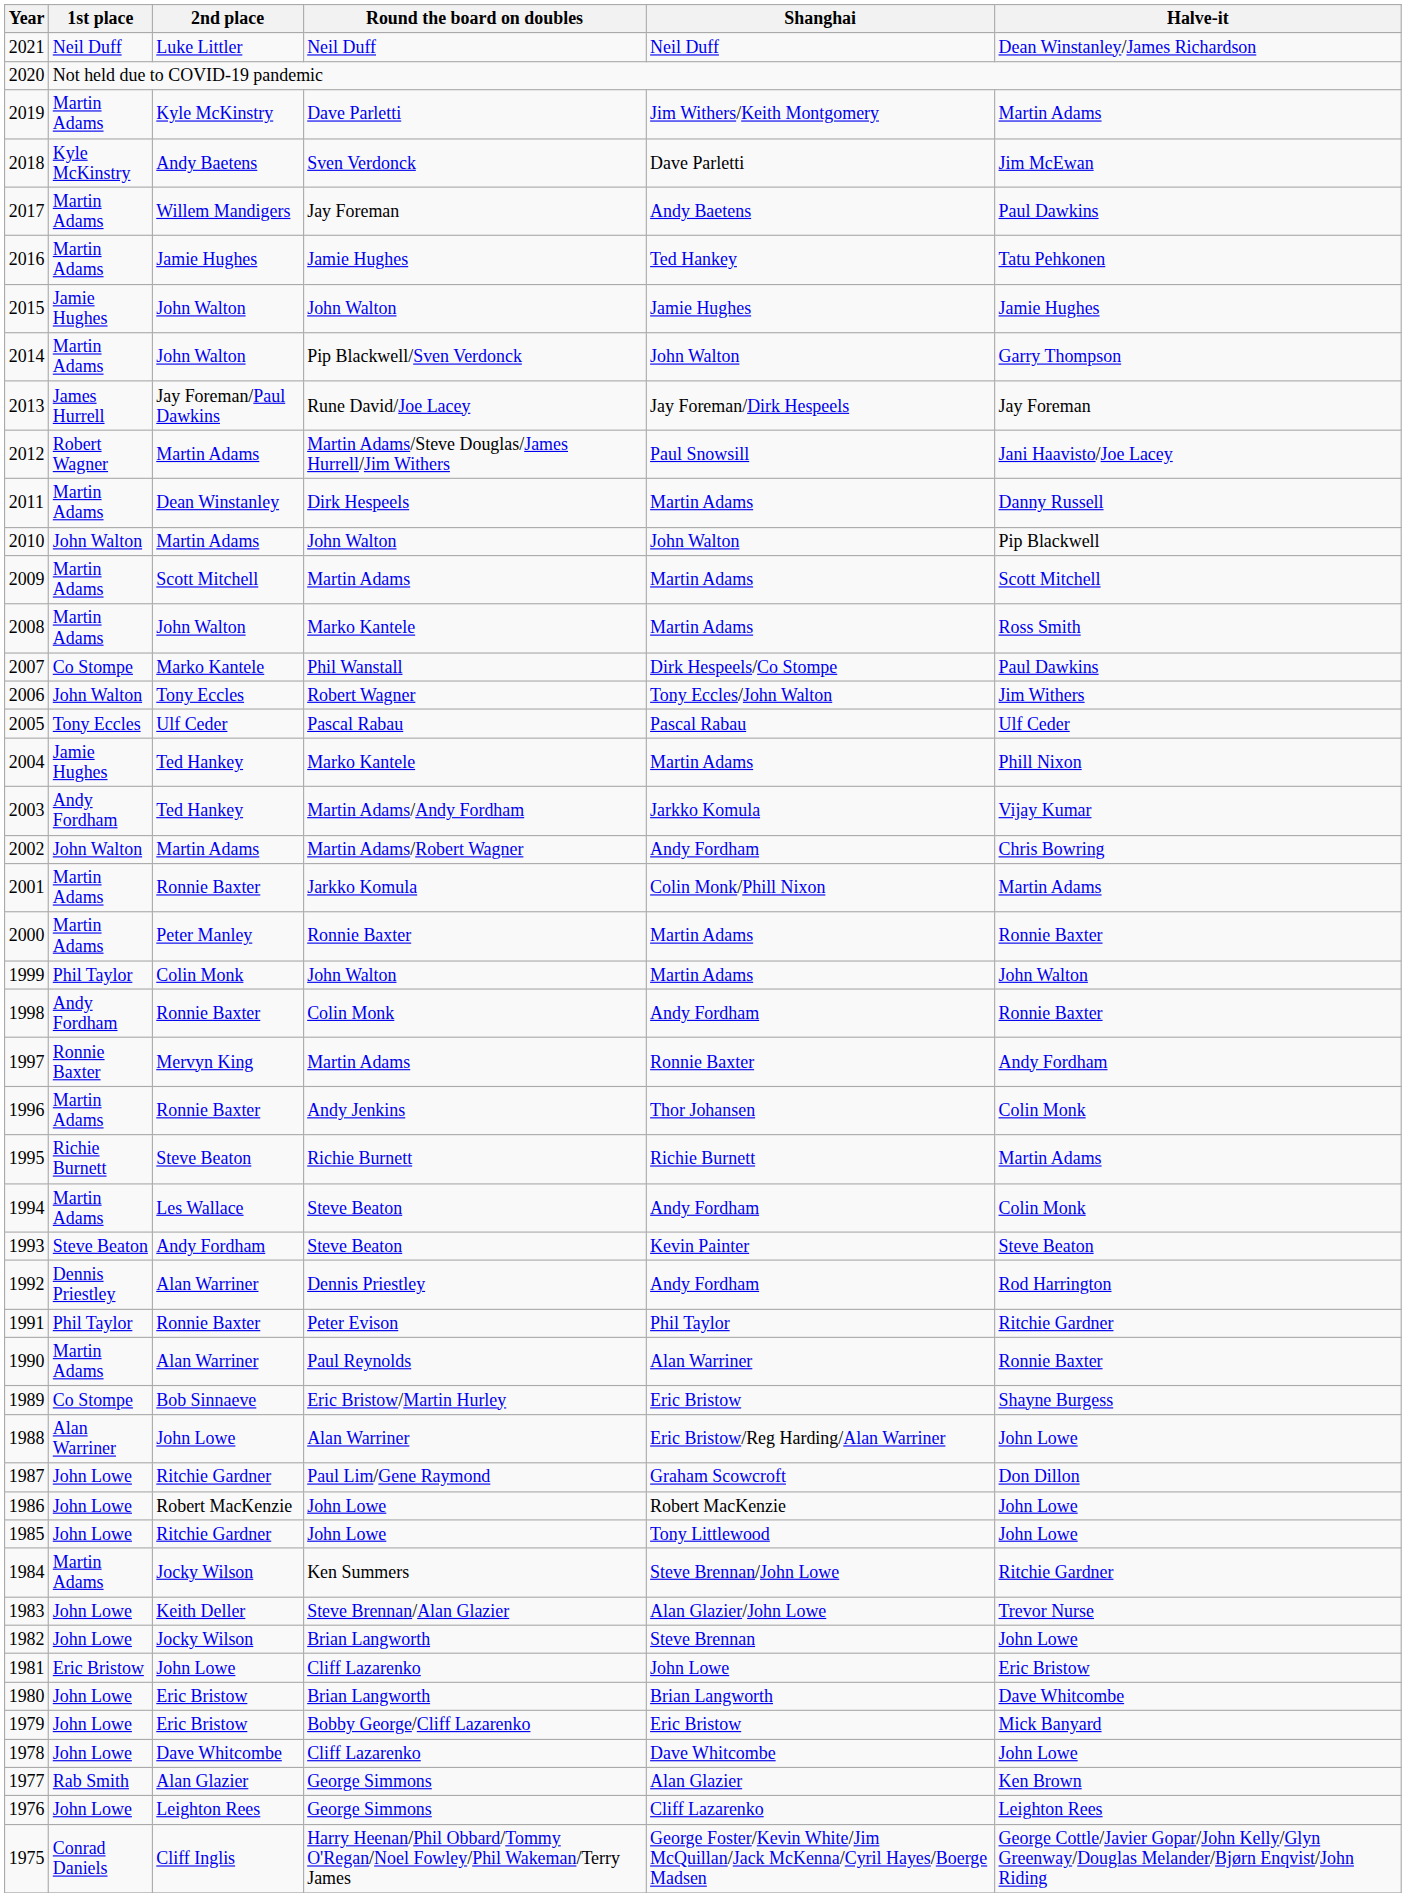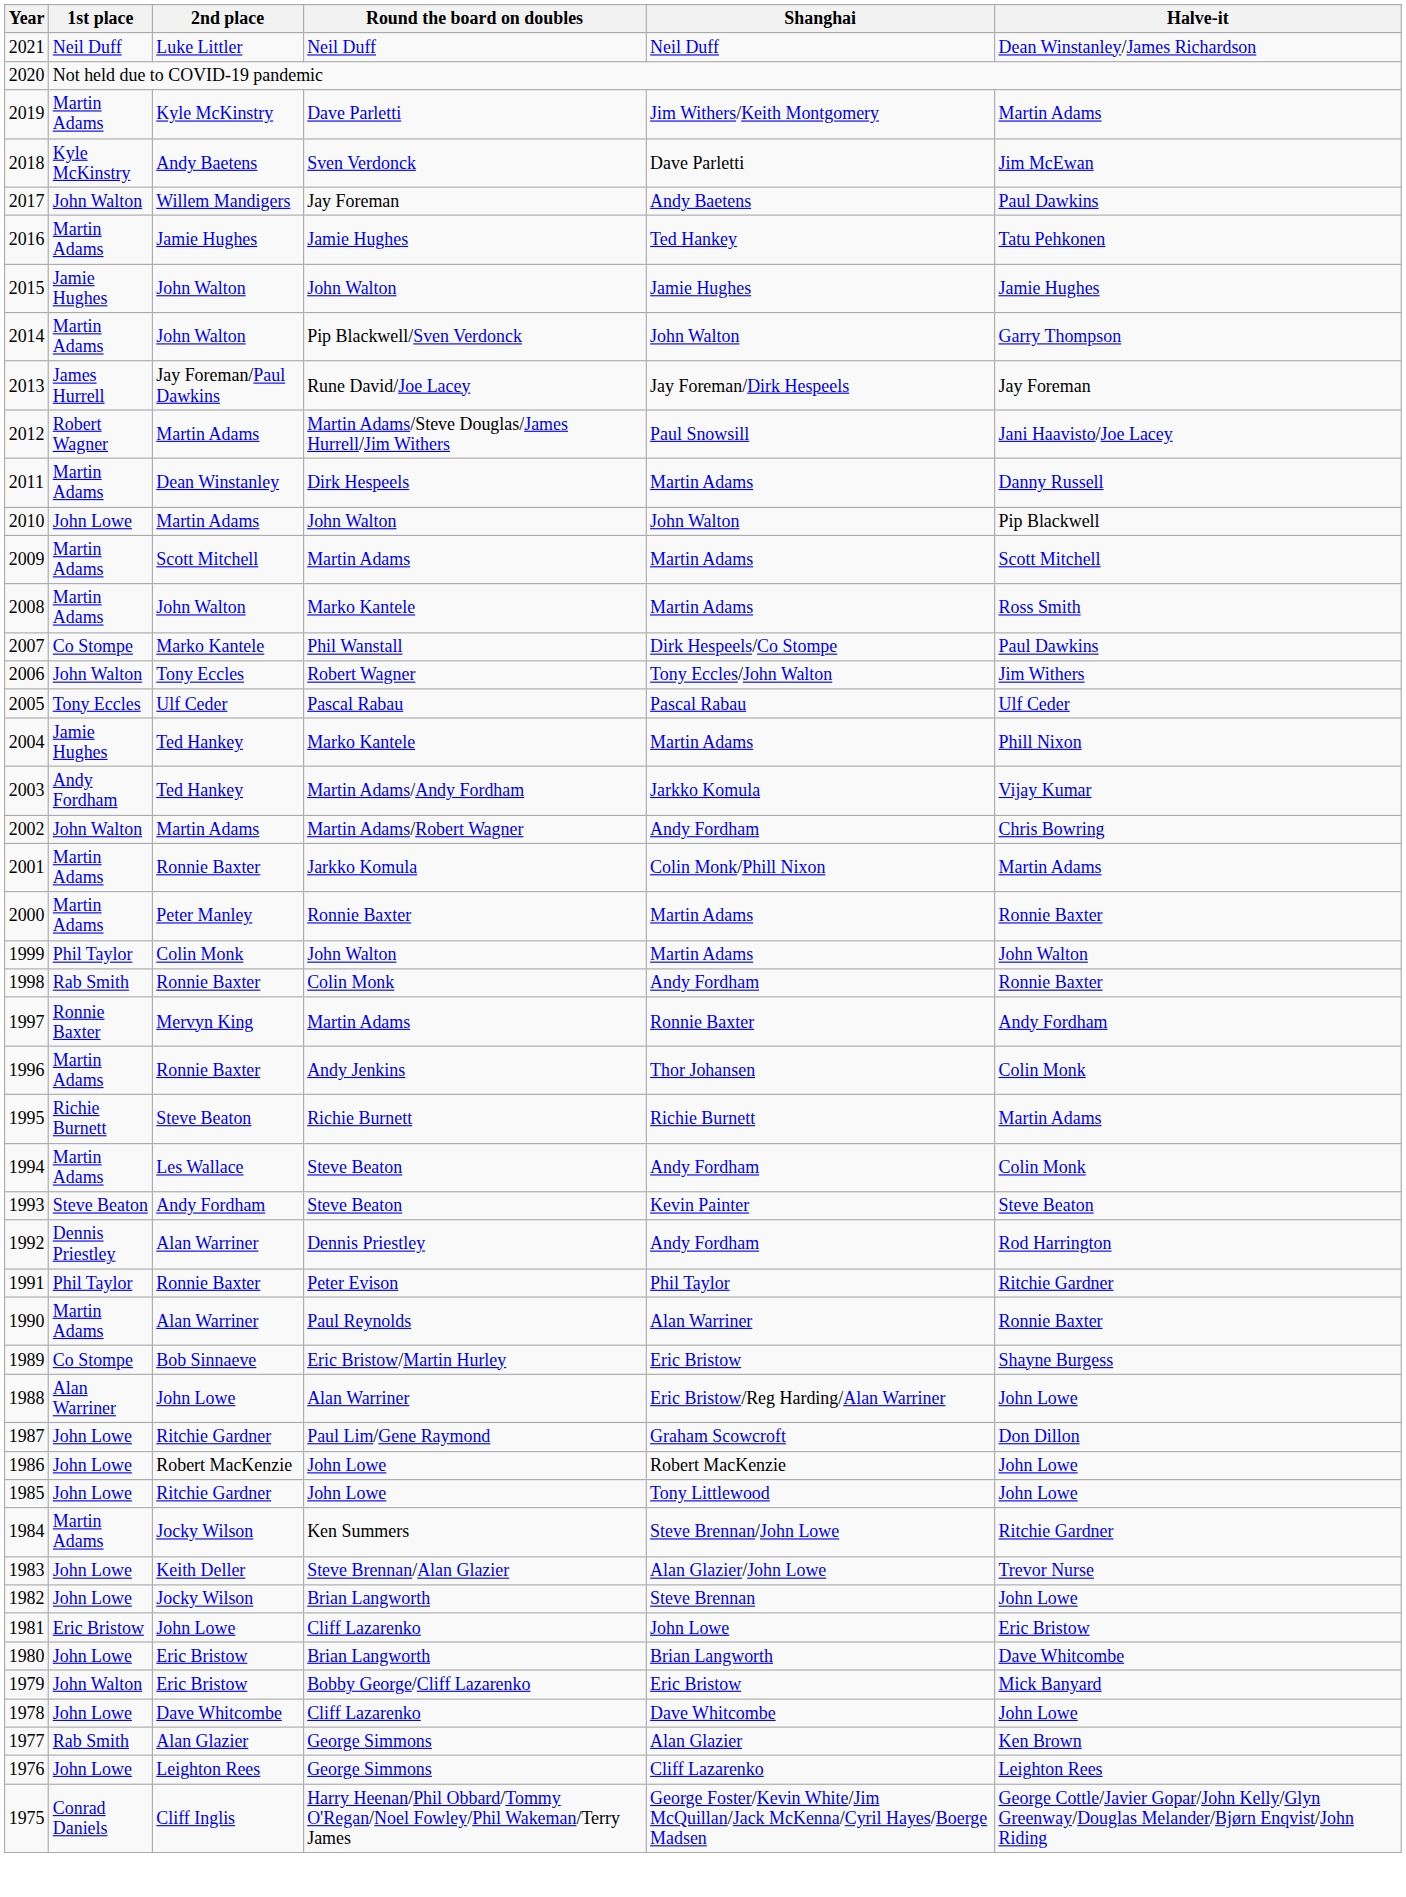(78, 211) Martin Adams -> (97, 201) John Walton
(97, 541) John Walton -> (92, 521) John Lowe
(85, 1013) Andy Fordham -> (91, 983) Rab Smith
(92, 1724) John Lowe -> (97, 1684) John Walton
